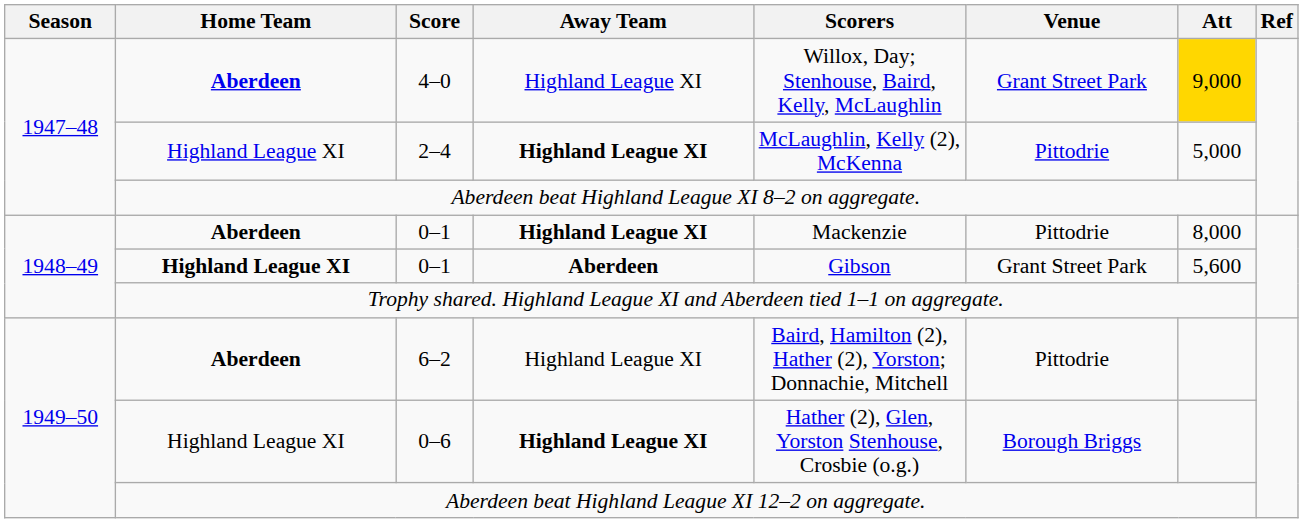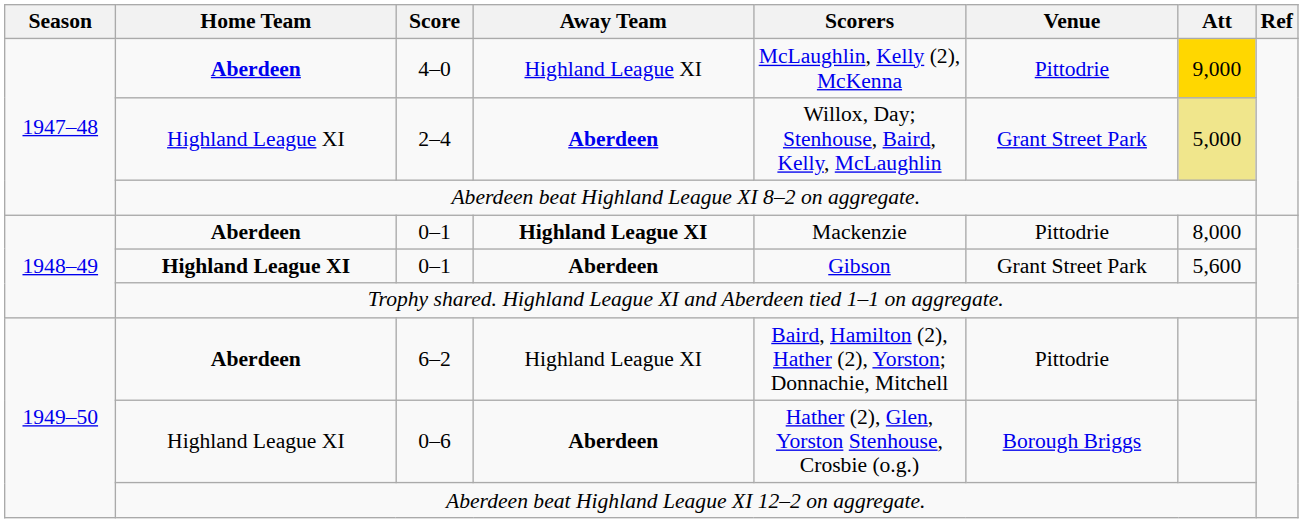(859, 80) Willox, Day; Stenhouse, Baird, Kelly, McLaughlin -> (859, 68) McLaughlin, Kelly (2), McKenna
(1072, 80) Grant Street Park -> (1072, 68) Pittodrie
(613, 150) Highland League XI -> (613, 138) Aberdeen
(859, 150) McLaughlin, Kelly (2), McKenna -> (859, 138) Willox, Day; Stenhouse, Baird, Kelly, McLaughlin
(1072, 150) Pittodrie -> (1072, 138) Grant Street Park
(1217, 150) no background -> (1217, 138) khaki background
(613, 441) Highland League XI -> (613, 441) Aberdeen
